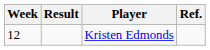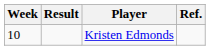(14, 34) 12 -> (14, 34) 10
